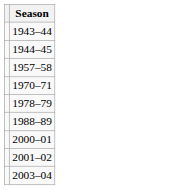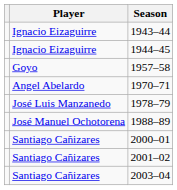+ column: (69, 13)
